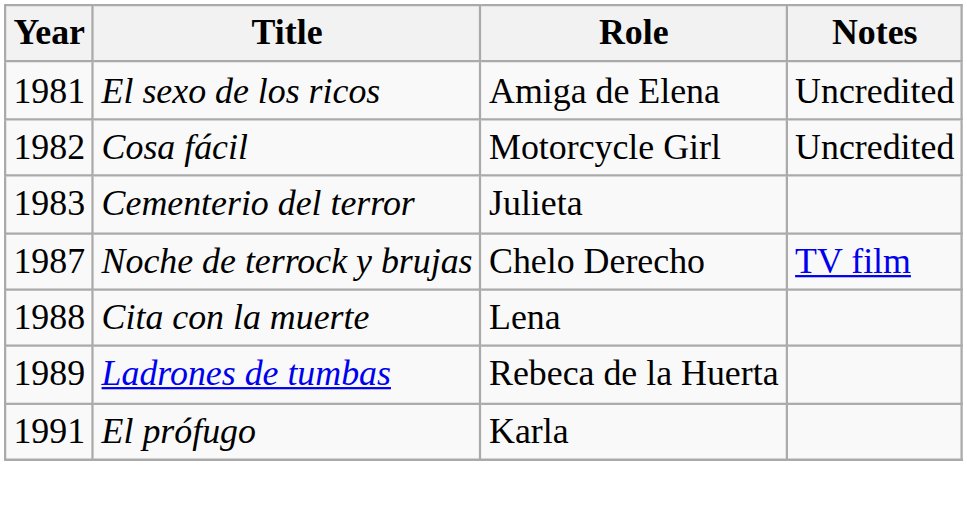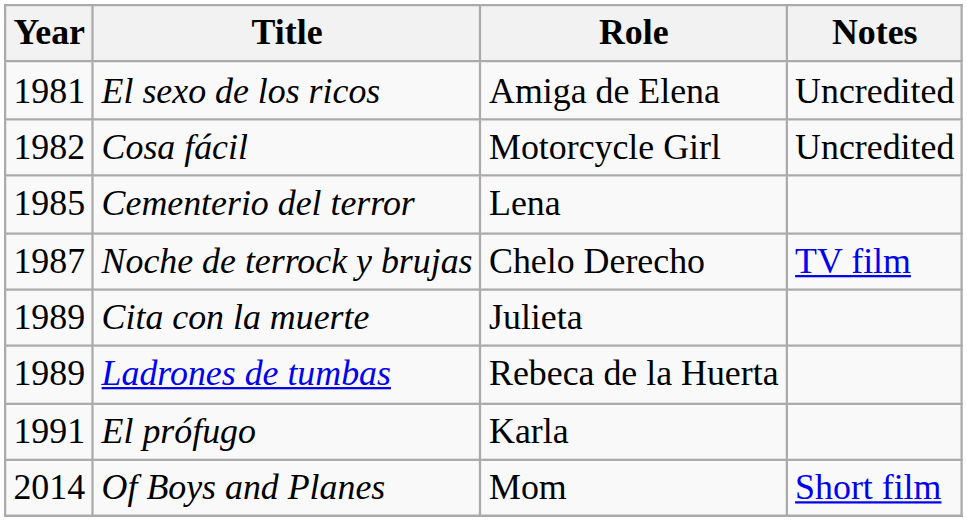(49, 203) 1983 -> (49, 203) 1985
(536, 203) Julieta -> (525, 203) Lena
(49, 317) 1988 -> (49, 317) 1989
(525, 317) Lena -> (536, 317) Julieta
+ row: (243, 487)
